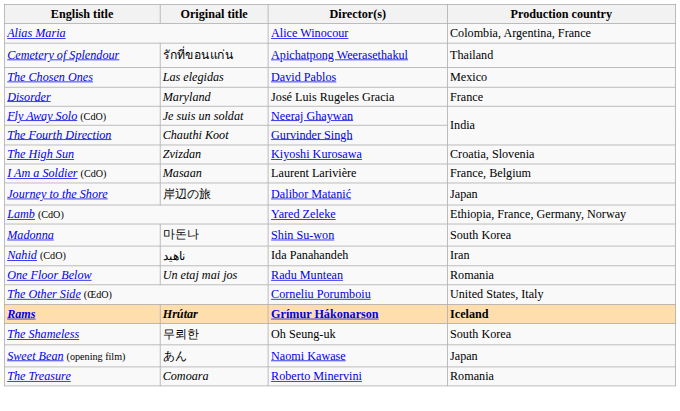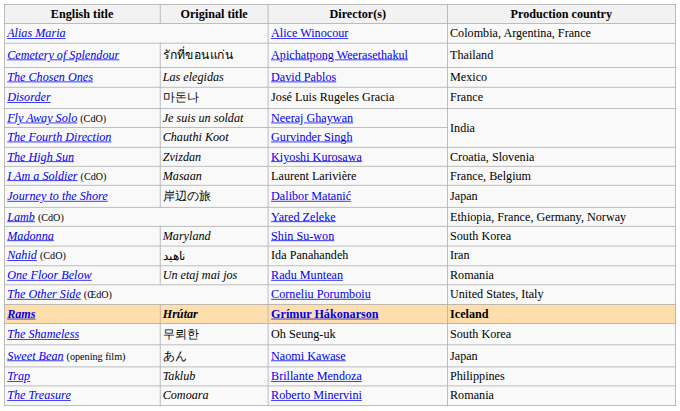(187, 96) Maryland -> (181, 97) 마돈나
(181, 234) 마돈나 -> (187, 236) Maryland
+ row: (19, 376)
